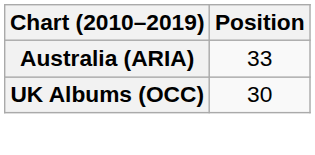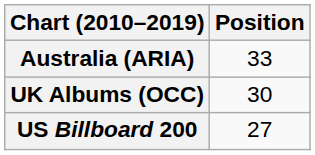+ row: (107, 130)
